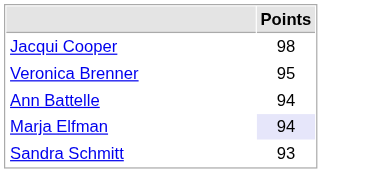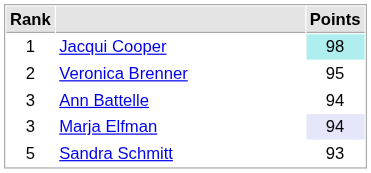+ column: (30, 19)
(286, 47) no background -> (335, 47) paleturquoise background
